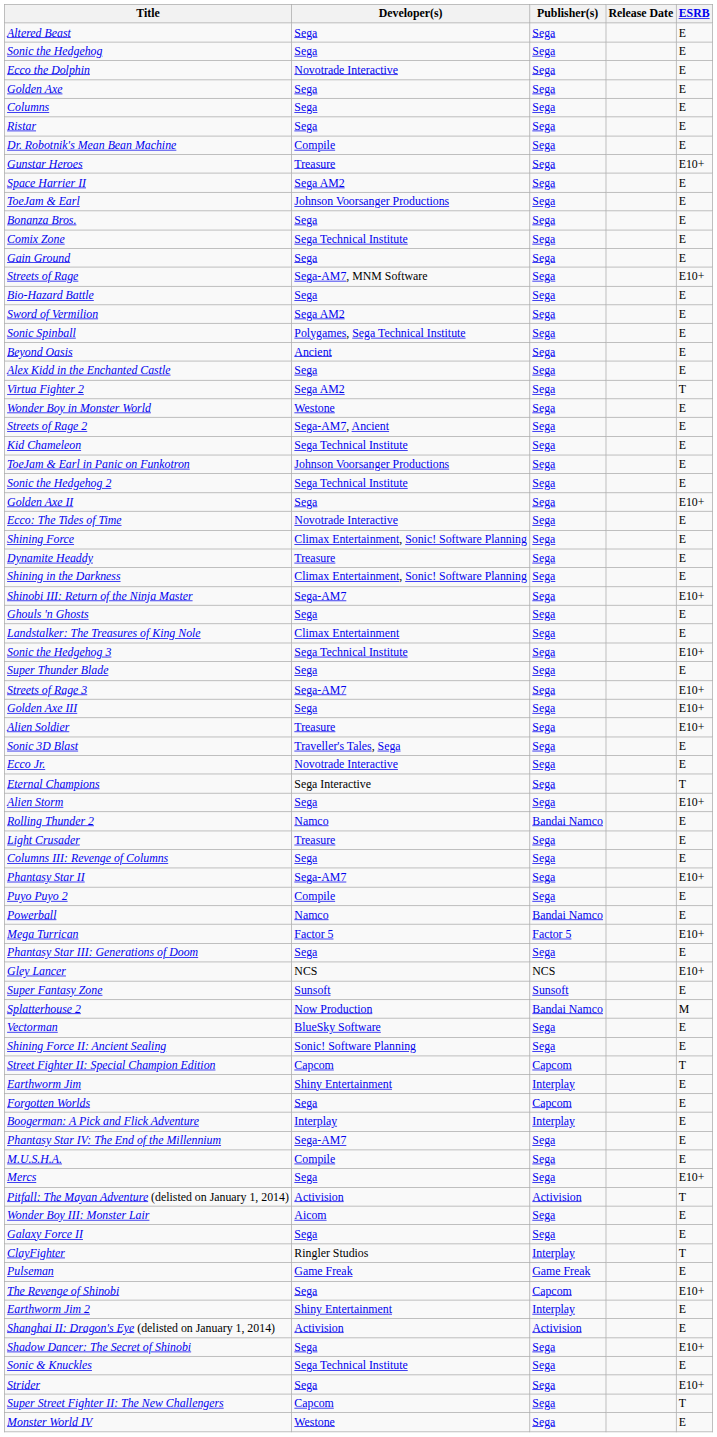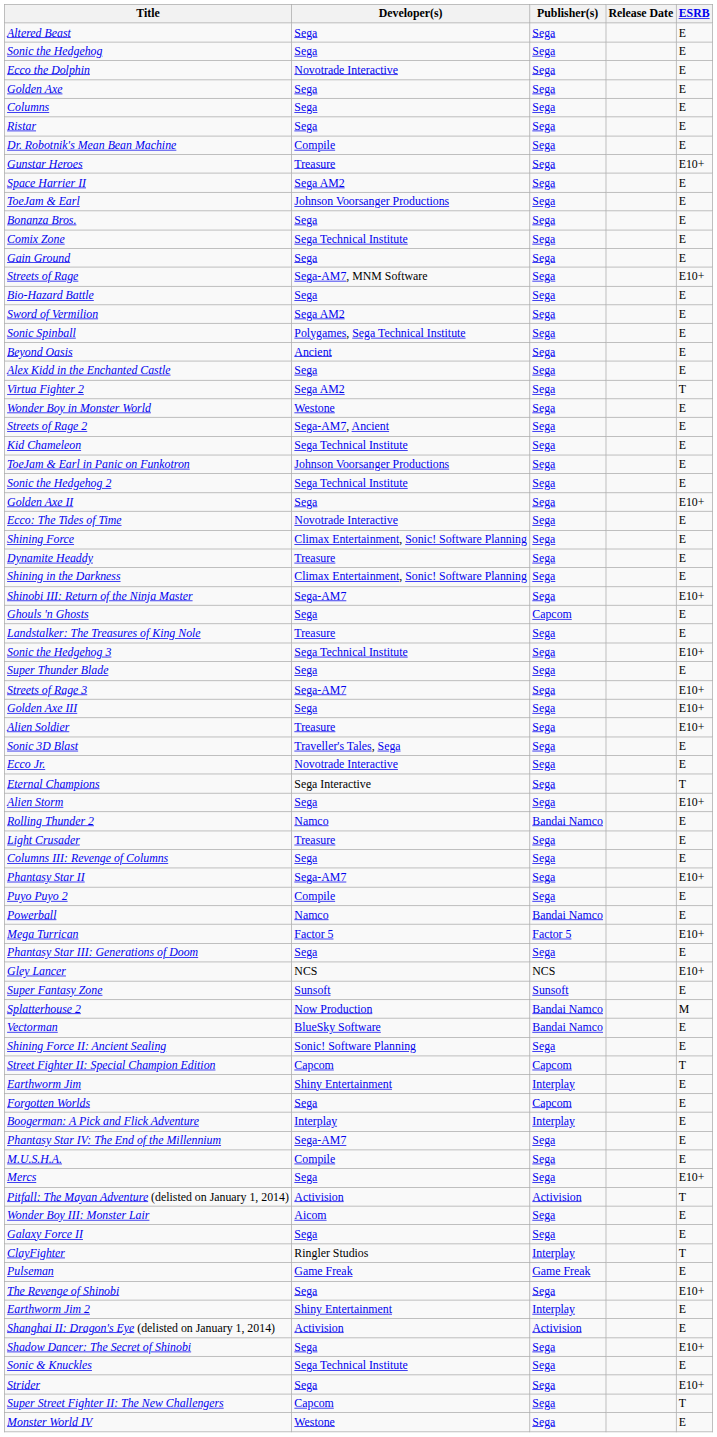(544, 614) Sega -> (552, 614) Capcom
(347, 633) Climax Entertainment -> (315, 633) Treasure
(544, 1027) Sega -> (568, 1027) Bandai Namco
(552, 1290) Capcom -> (544, 1290) Sega
